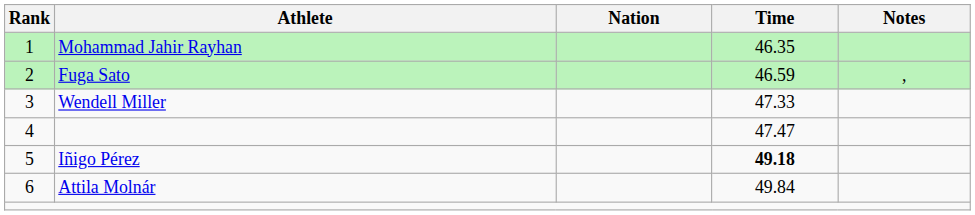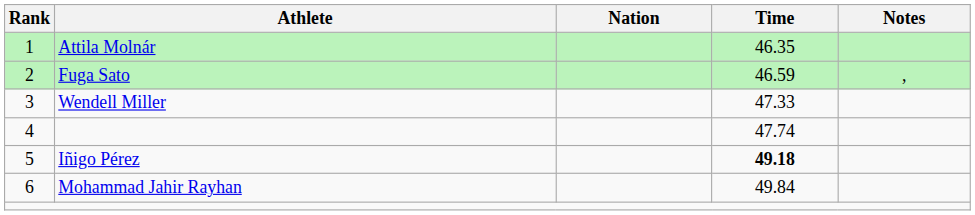(150, 46) Mohammad Jahir Rayhan -> (107, 46) Attila Molnár
(775, 131) 47.47 -> (775, 131) 47.74
(107, 187) Attila Molnár -> (150, 187) Mohammad Jahir Rayhan
